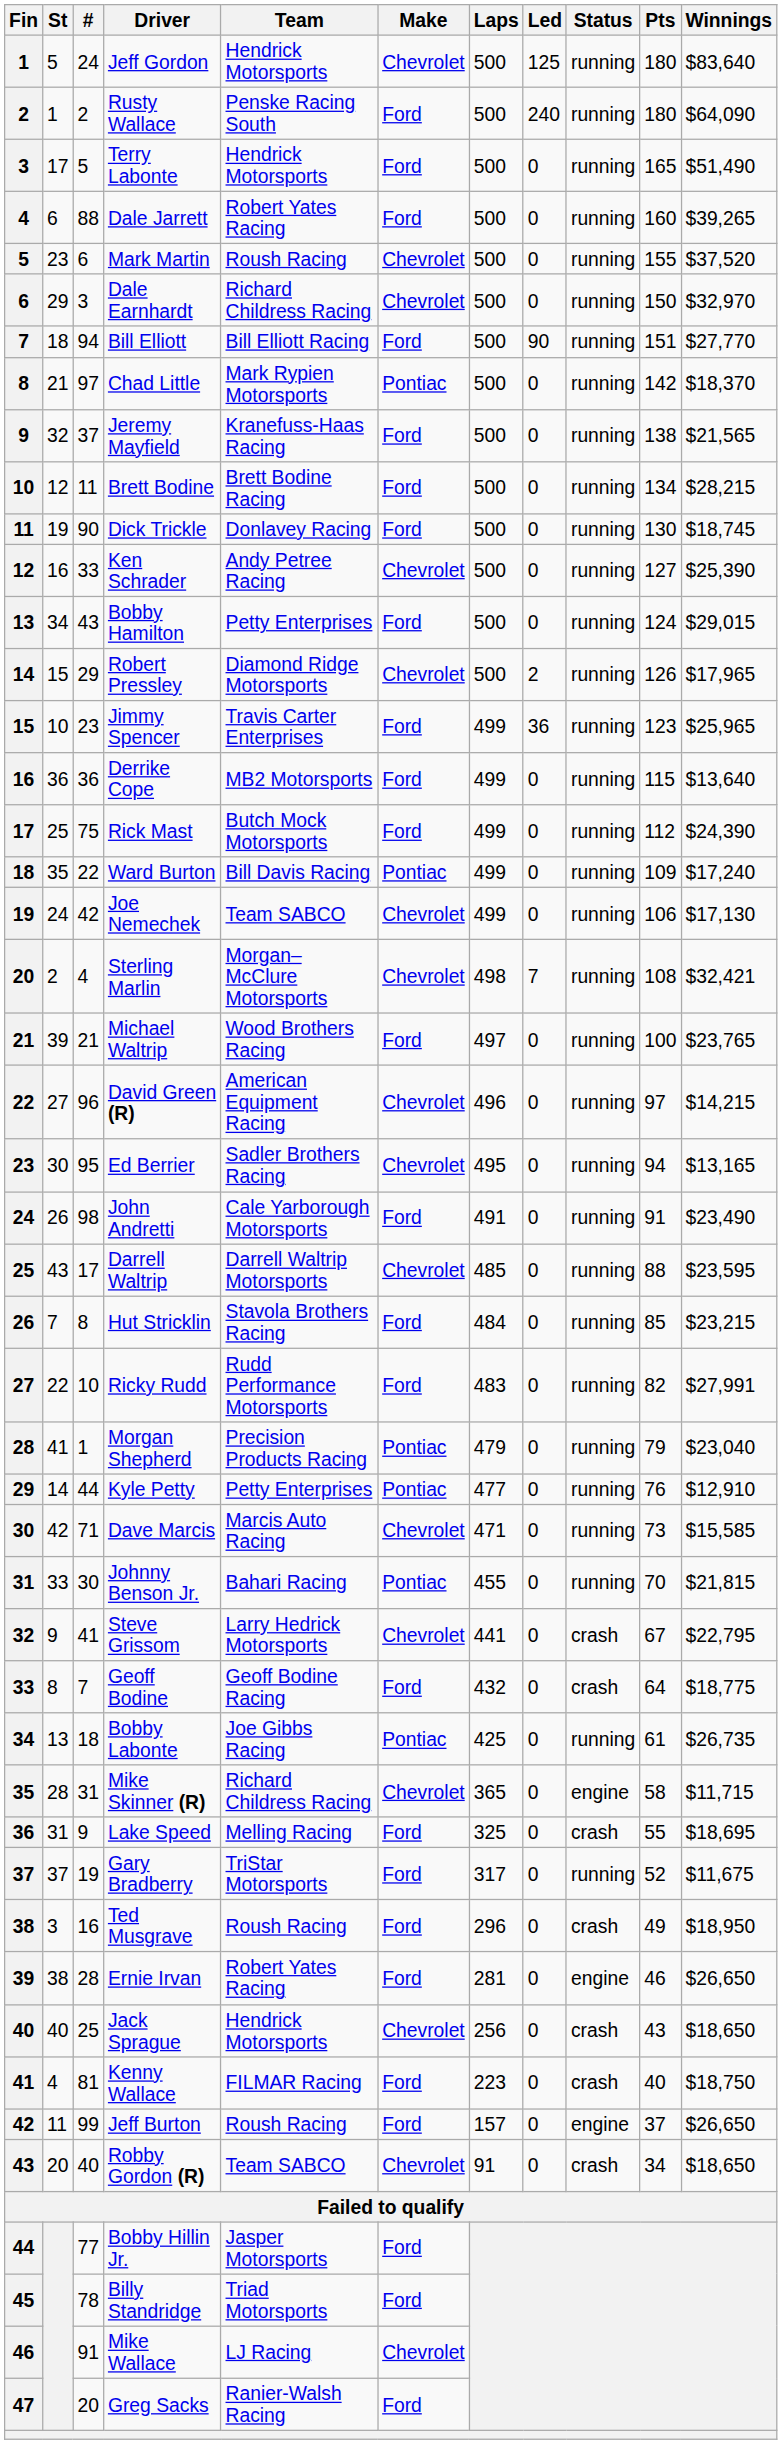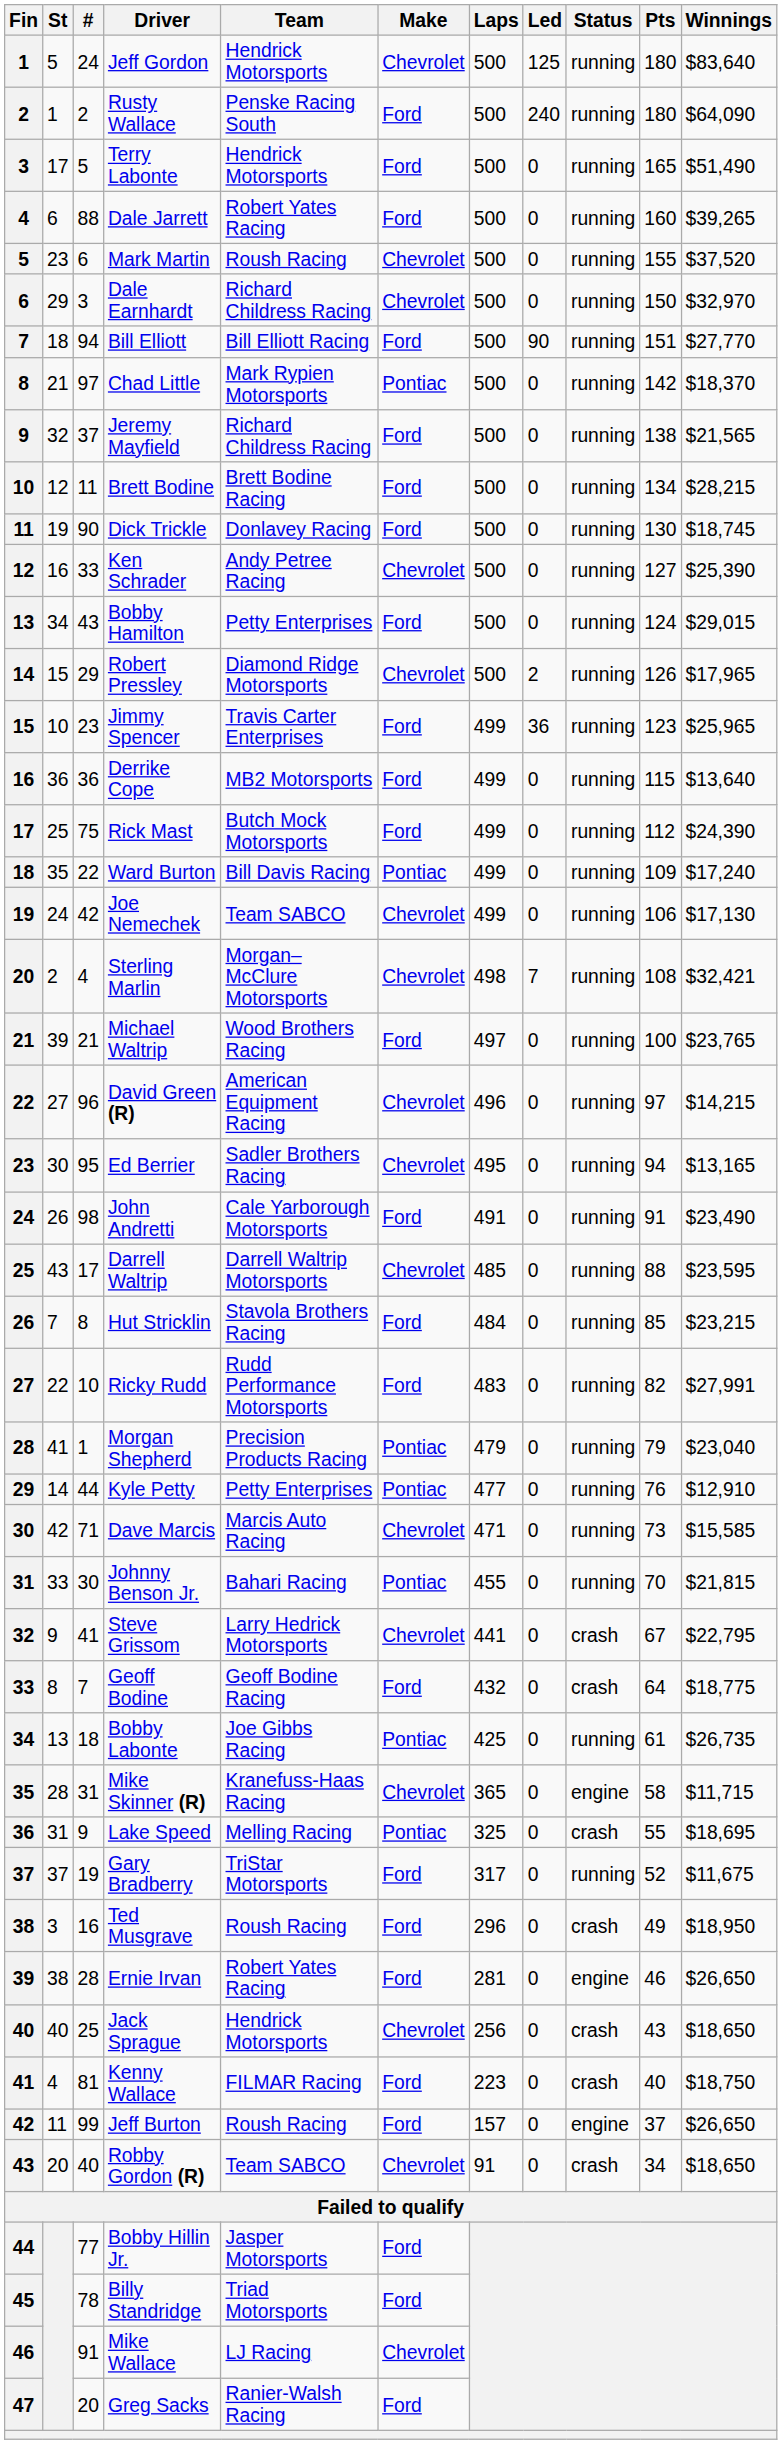(295, 435) Kranefuss-Haas Racing -> (298, 435) Richard Childress Racing
(298, 1791) Richard Childress Racing -> (295, 1791) Kranefuss-Haas Racing
(402, 1833) Ford -> (414, 1833) Pontiac
